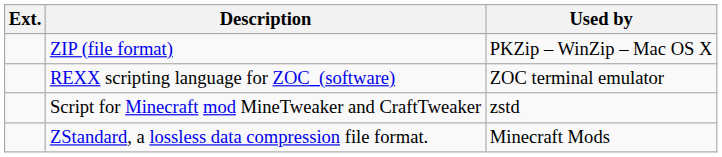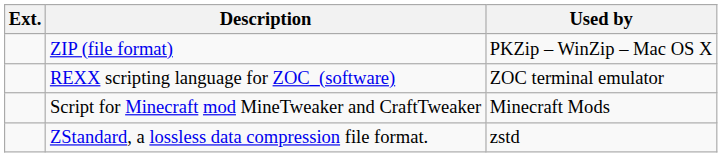(505, 107) zstd -> (550, 107) Minecraft Mods
(550, 136) Minecraft Mods -> (505, 136) zstd
